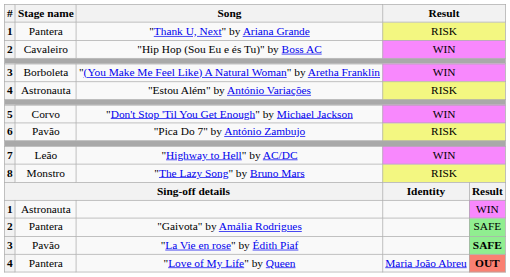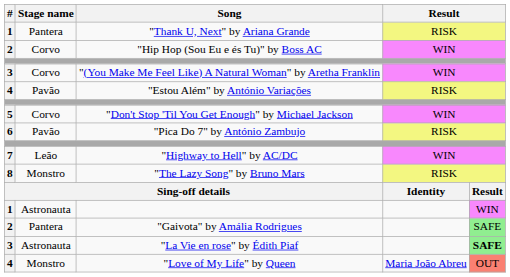(46, 49) Cavaleiro -> (46, 49) Corvo
(46, 72) Borboleta -> (46, 72) Corvo
(46, 90) Astronauta -> (46, 90) Pavão
(46, 245) Pavão -> (46, 245) Astronauta
(46, 263) Pantera -> (46, 263) Monstro
(487, 263) bold -> (487, 263) normal
